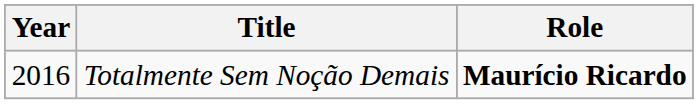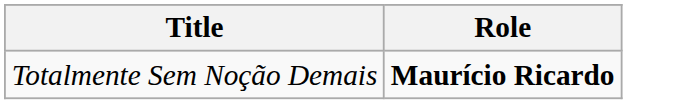- column: (41, 27)
